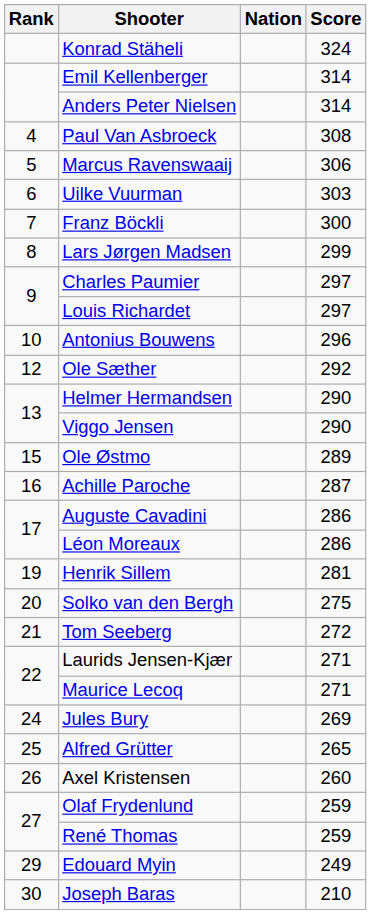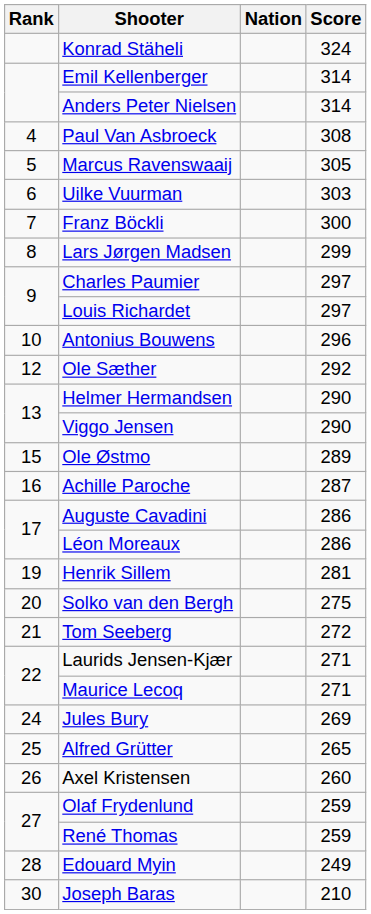(336, 164) 306 -> (336, 164) 305
(31, 865) 29 -> (31, 865) 28
